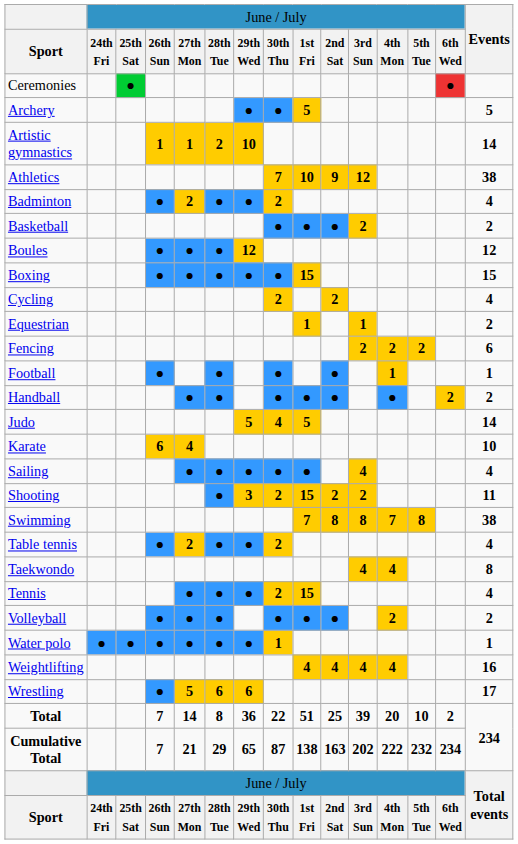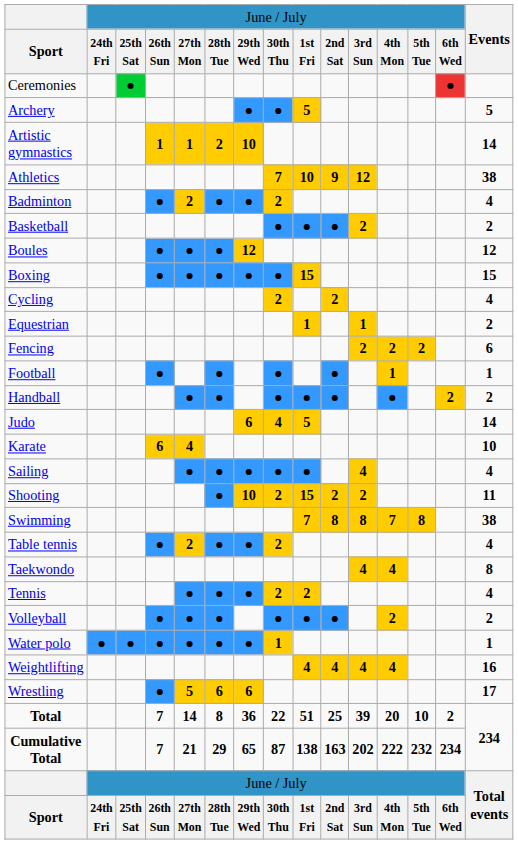(249, 422) 5 -> (249, 422) 6
(249, 495) 3 -> (249, 495) 10
(307, 593) 15 -> (307, 593) 2
